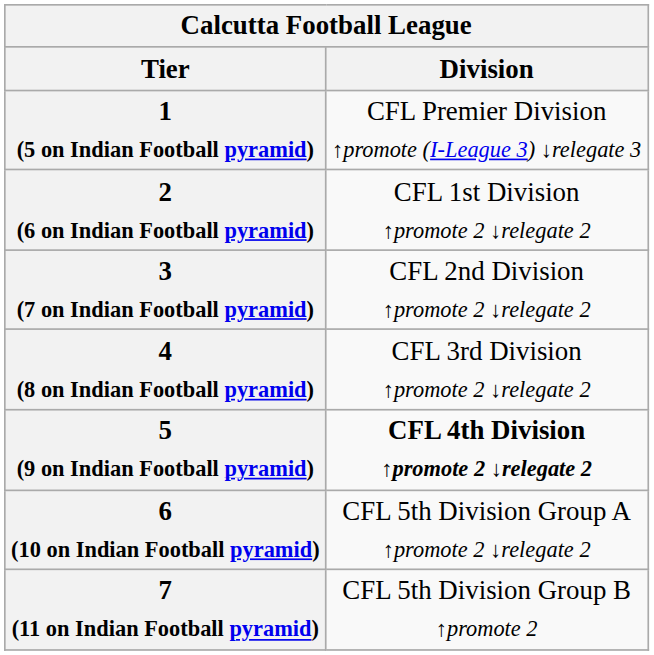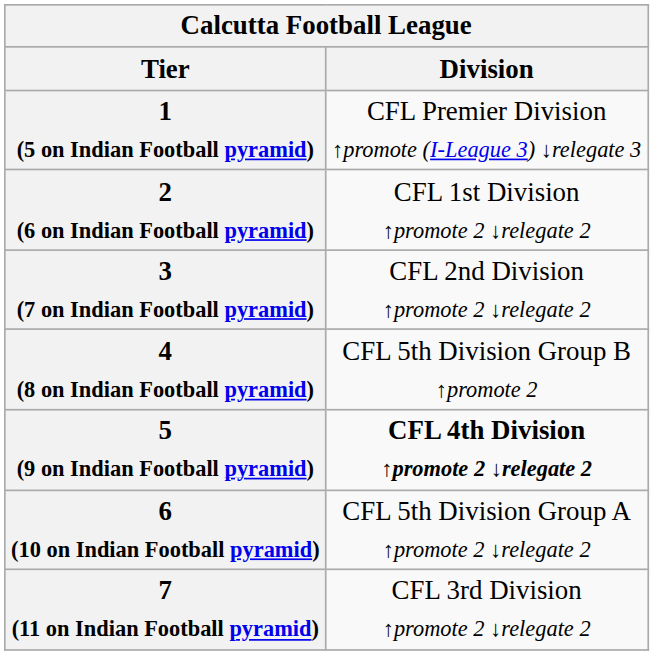(487, 369) CFL 3rd Division ↑promote 2 ↓relegate 2 -> (487, 369) CFL 5th Division Group B ↑promote 2
(487, 609) CFL 5th Division Group B ↑promote 2 -> (487, 609) CFL 3rd Division ↑promote 2 ↓relegate 2
